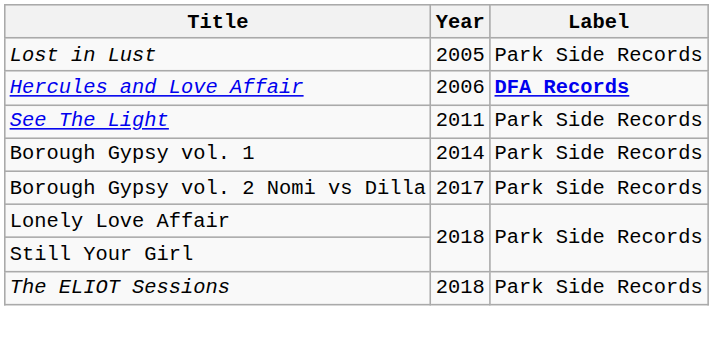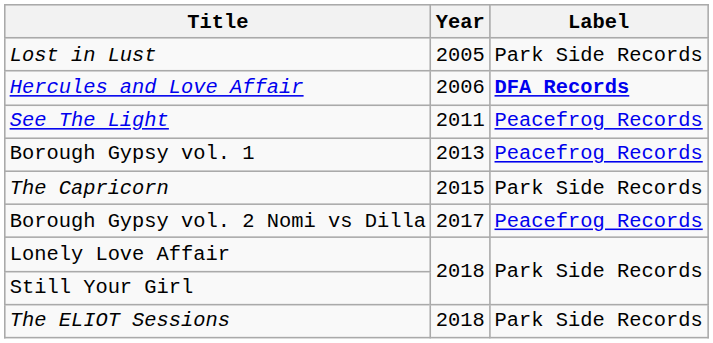(599, 121) Park Side Records -> (599, 121) Peacefrog Records
(460, 154) 2014 -> (460, 154) 2013
(599, 154) Park Side Records -> (599, 154) Peacefrog Records
+ row: (89, 188)
(599, 188) Park Side Records -> (599, 221) Peacefrog Records
